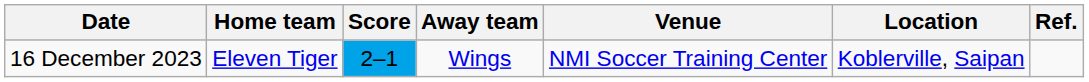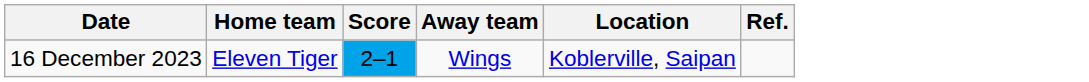- column: (688, 22)
